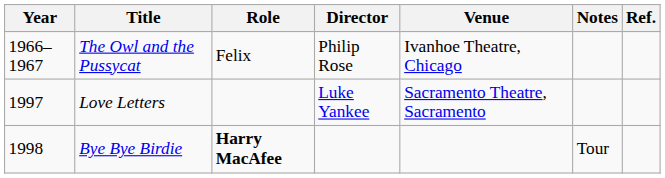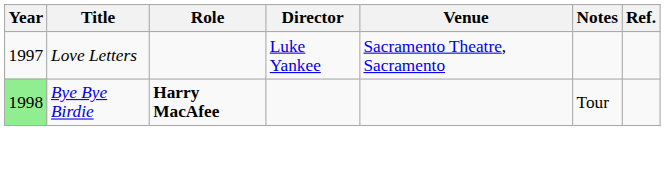- row: (137, 55)
(26, 149) no background -> (26, 102) lightgreen background
